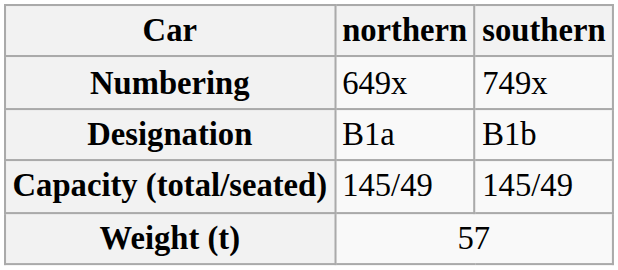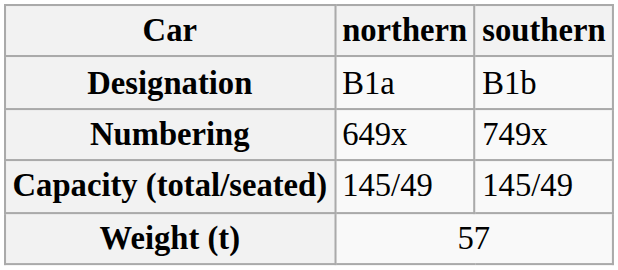rows swapped: (170, 133) <-> (170, 82)
